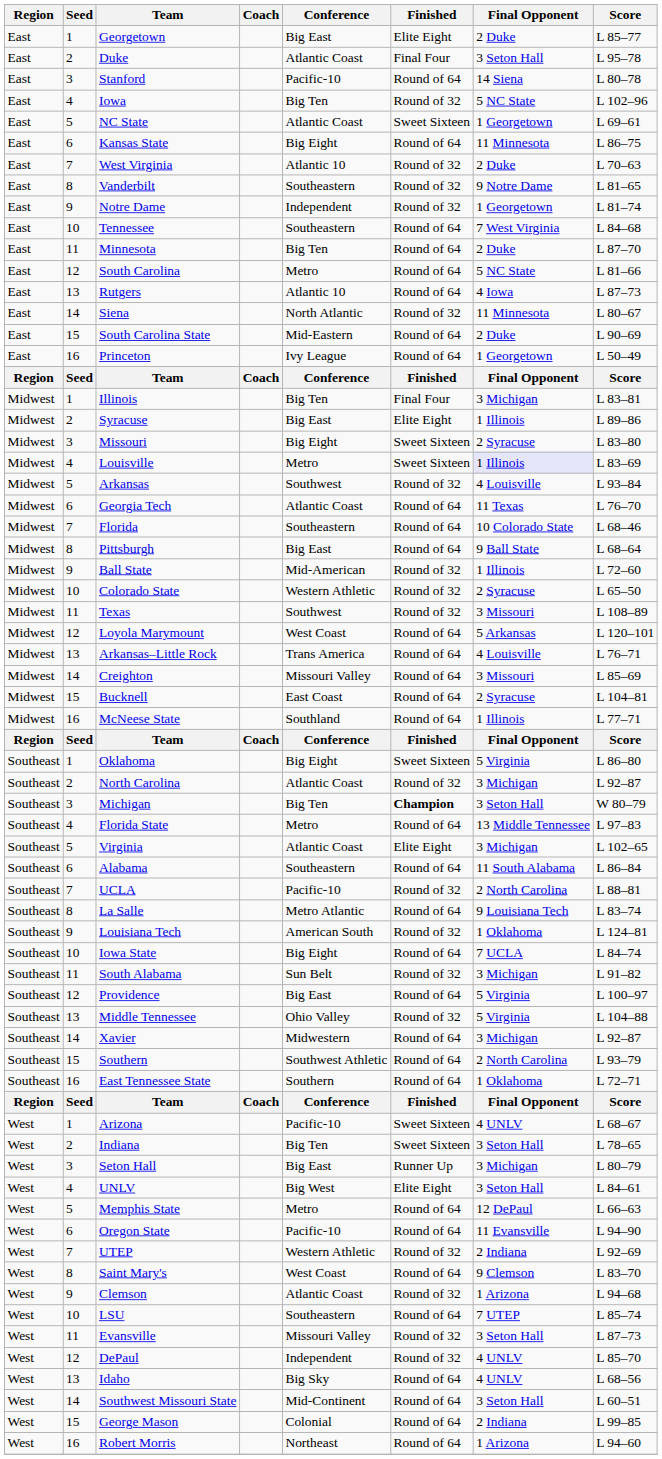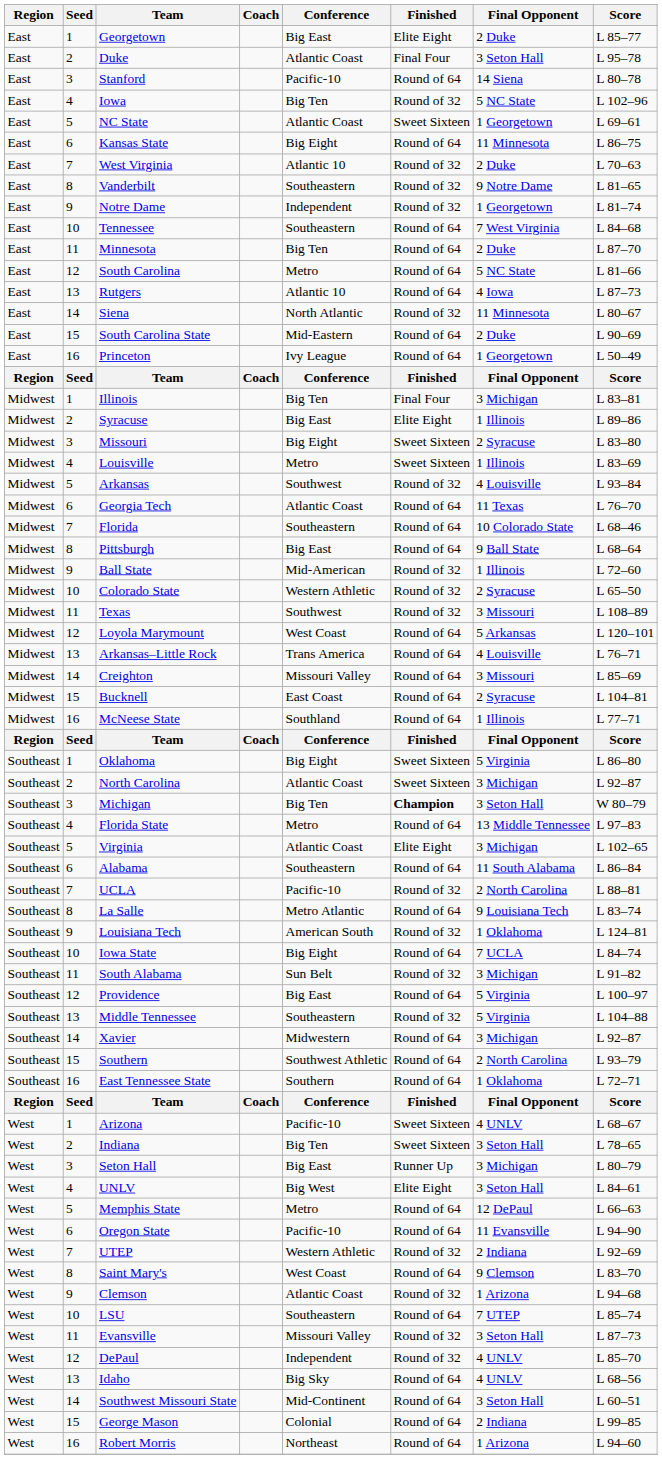(500, 462) lavender background -> (500, 462) no background
(427, 782) Round of 32 -> (432, 782) Sweet Sixteen
(318, 1016) Ohio Valley -> (320, 1016) Southeastern
